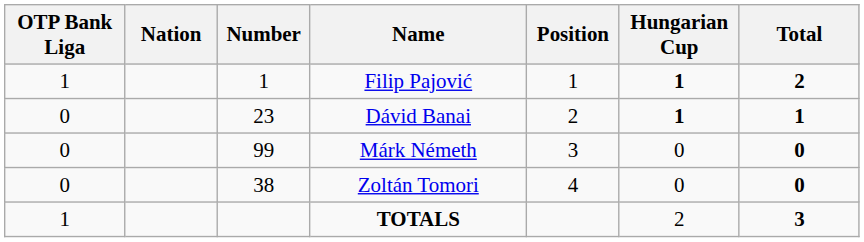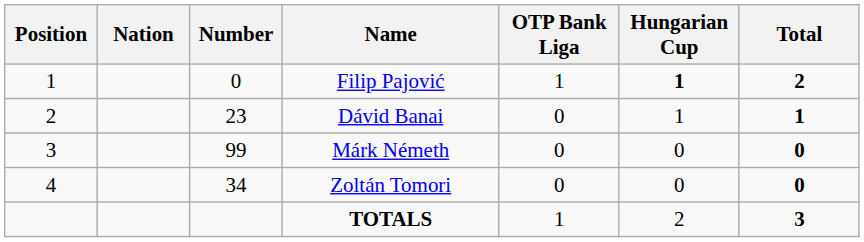columns swapped: (573, 34) <-> (65, 34)
(264, 81) 1 -> (236, 81) 0
(679, 115) bold -> (679, 115) normal
(264, 185) 38 -> (236, 185) 34
